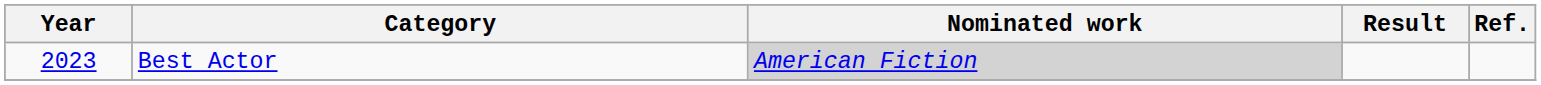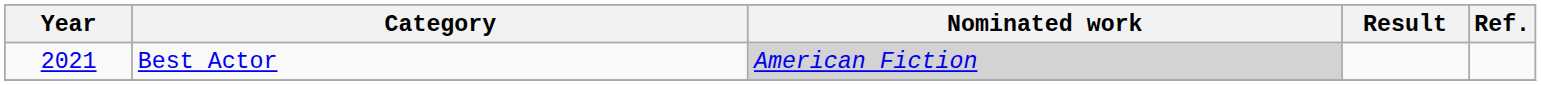(69, 62) 2023 -> (69, 62) 2021
